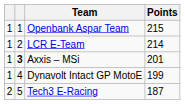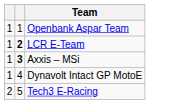- column: (162, 12)
(20, 44) normal -> (20, 44) bold
